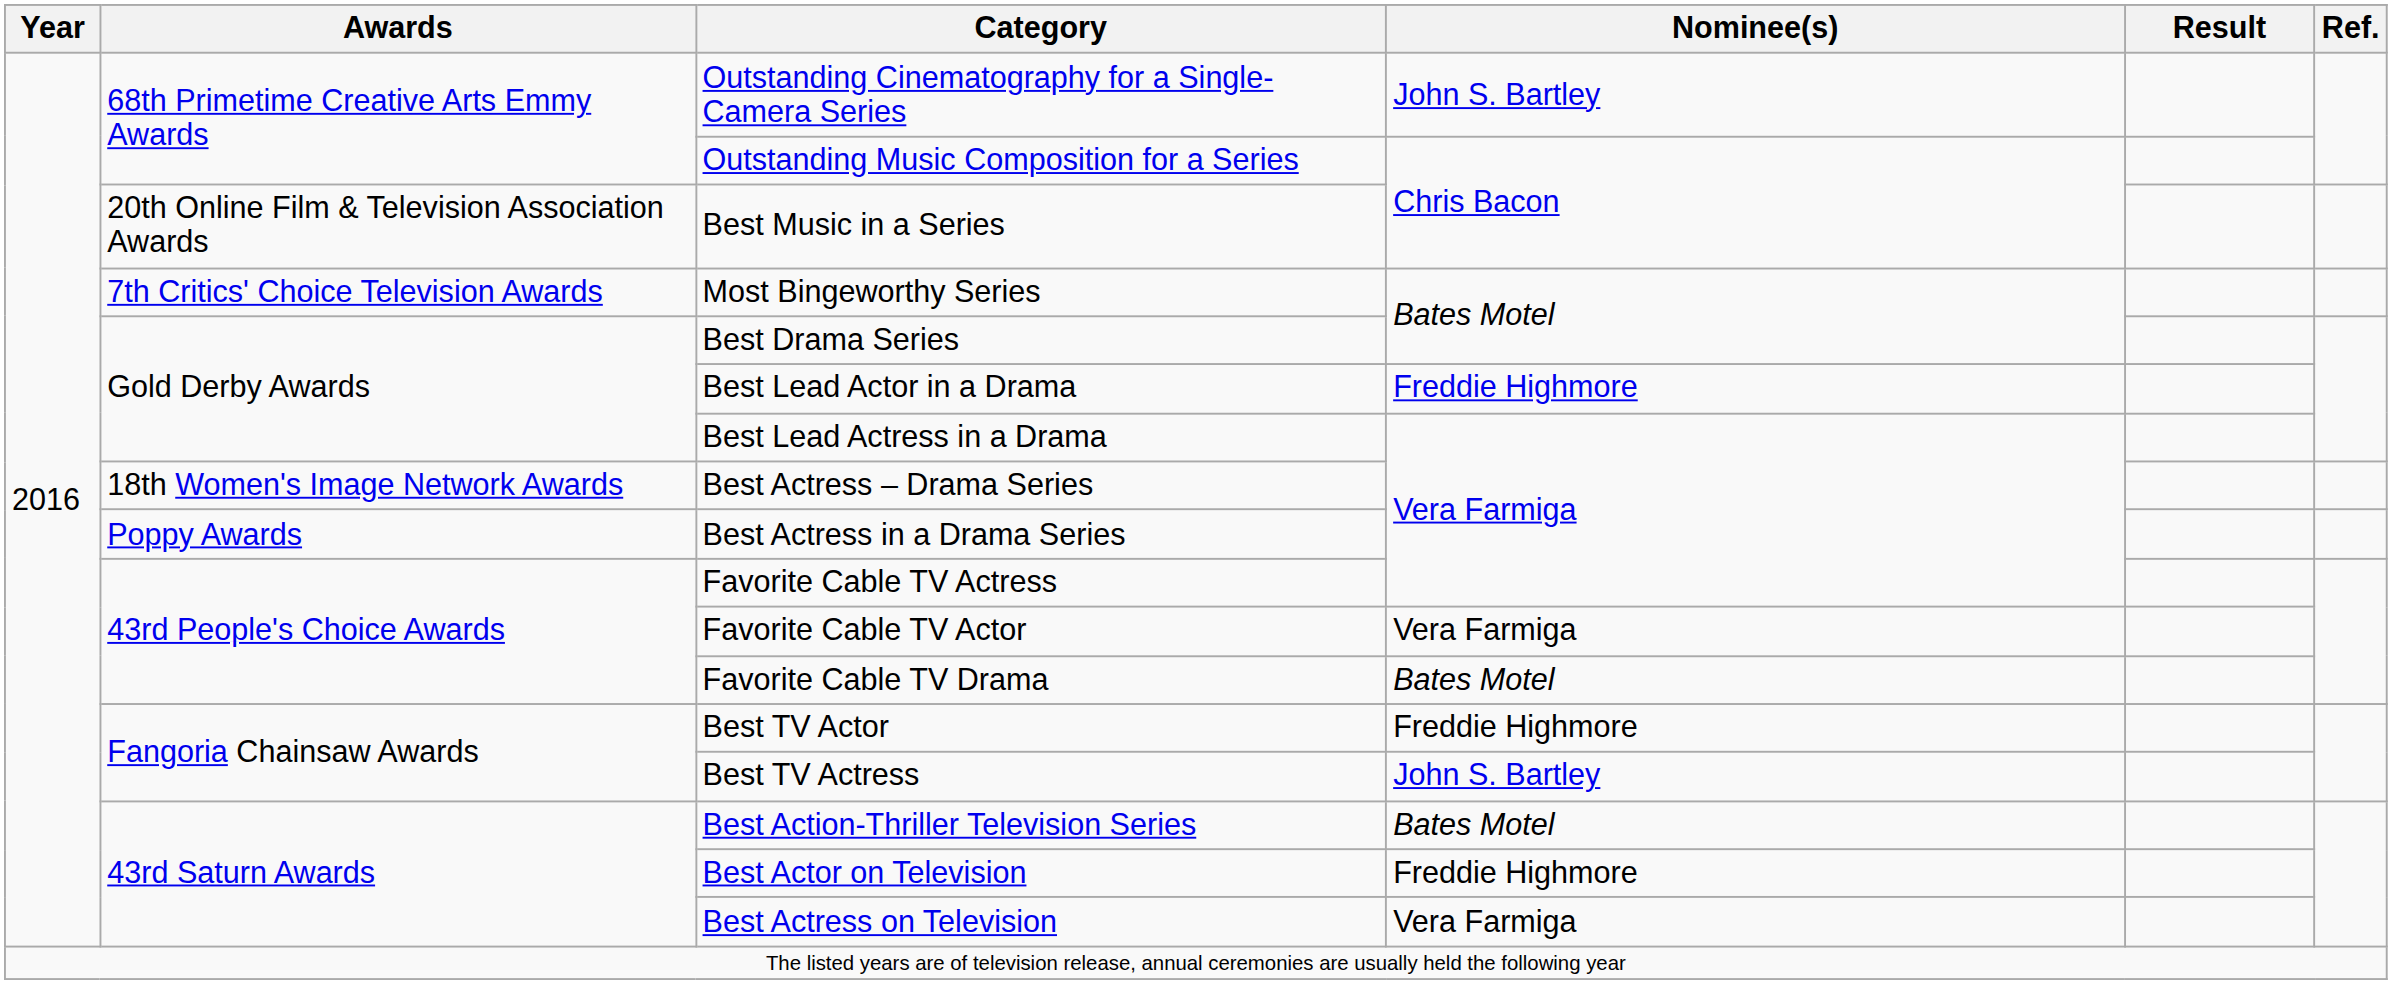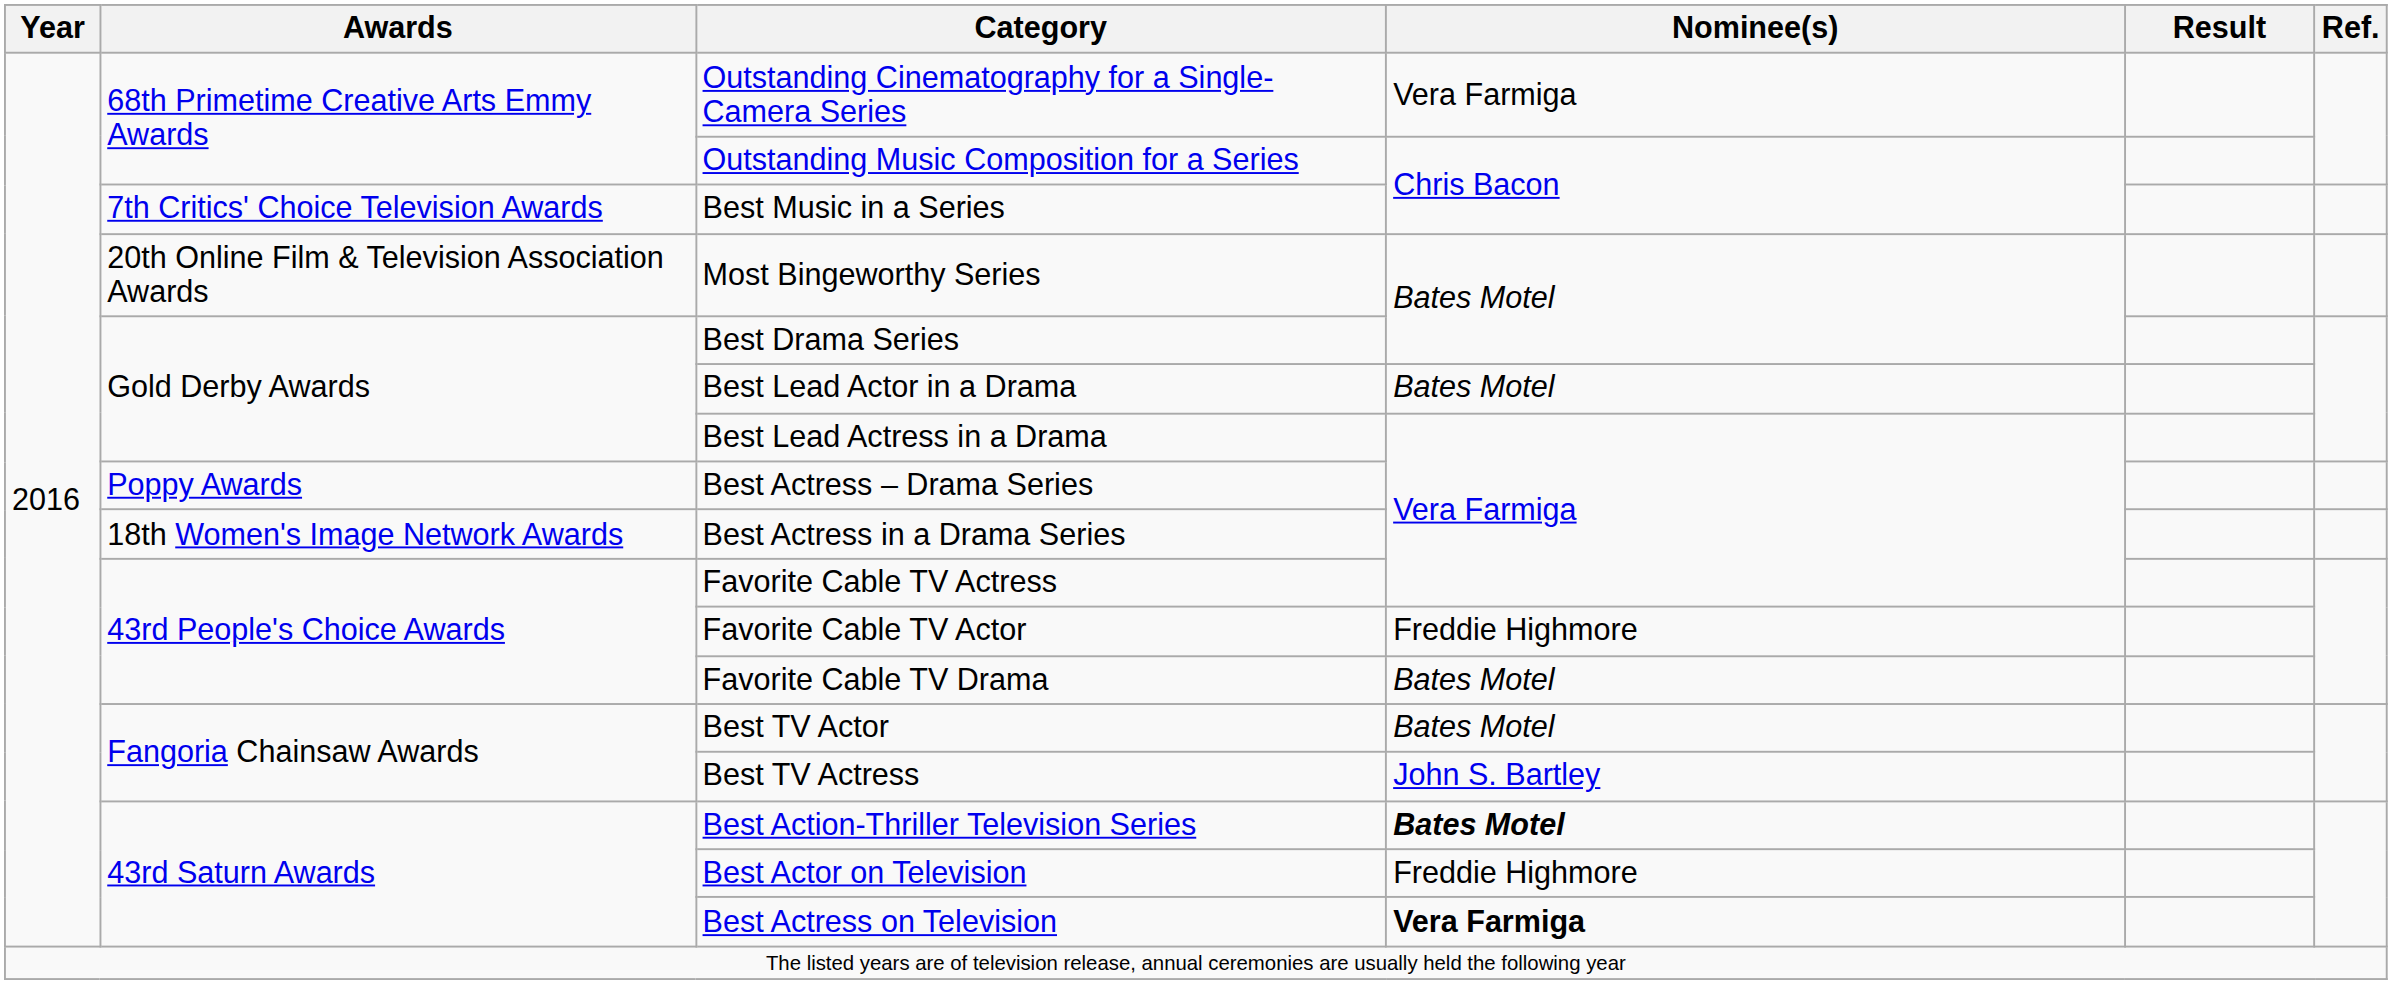(1497, 94) John S. Bartley -> (1485, 94) Vera Farmiga
(386, 225) 20th Online Film & Television Association Awards -> (355, 208) 7th Critics' Choice Television Awards
(355, 291) 7th Critics' Choice Television Awards -> (386, 274) 20th Online Film & Television Association Awards
(1515, 388) Freddie Highmore -> (1474, 388) Bates Motel
(365, 485) 18th Women's Image Network Awards -> (205, 485) Poppy Awards
(205, 533) Poppy Awards -> (365, 533) 18th Women's Image Network Awards
(1485, 630) Vera Farmiga -> (1515, 630) Freddie Highmore
(1515, 727) Freddie Highmore -> (1474, 727) Bates Motel
(1474, 824) normal -> (1479, 824) bold
(1485, 921) normal -> (1489, 921) bold
